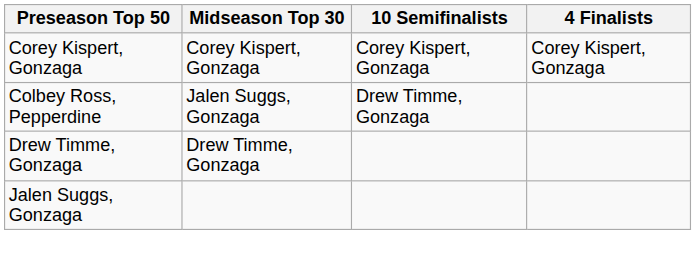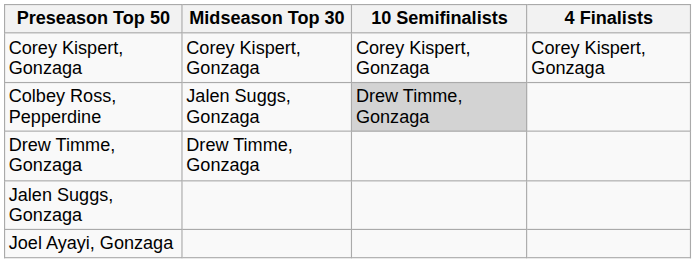(409, 106) no background -> (409, 106) lightgrey background
+ row: (91, 243)
